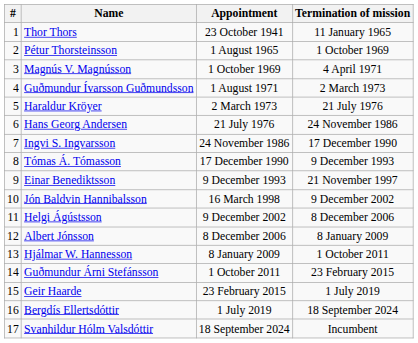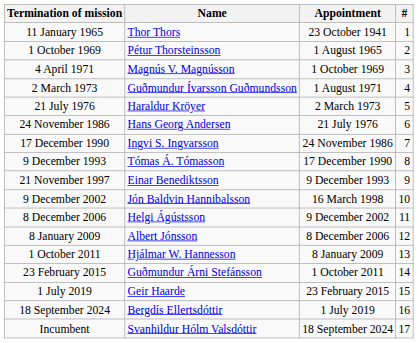columns swapped: (13, 13) <-> (353, 13)
